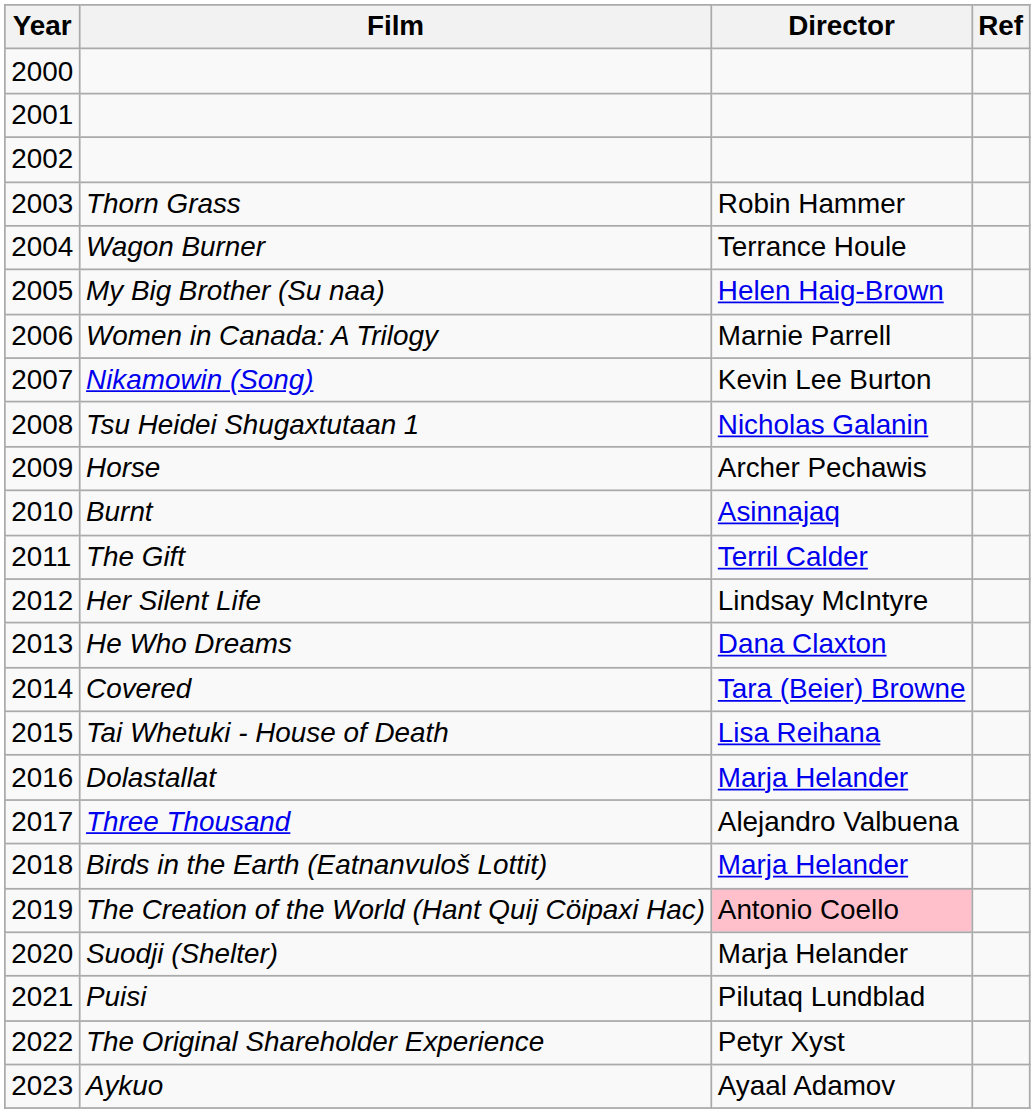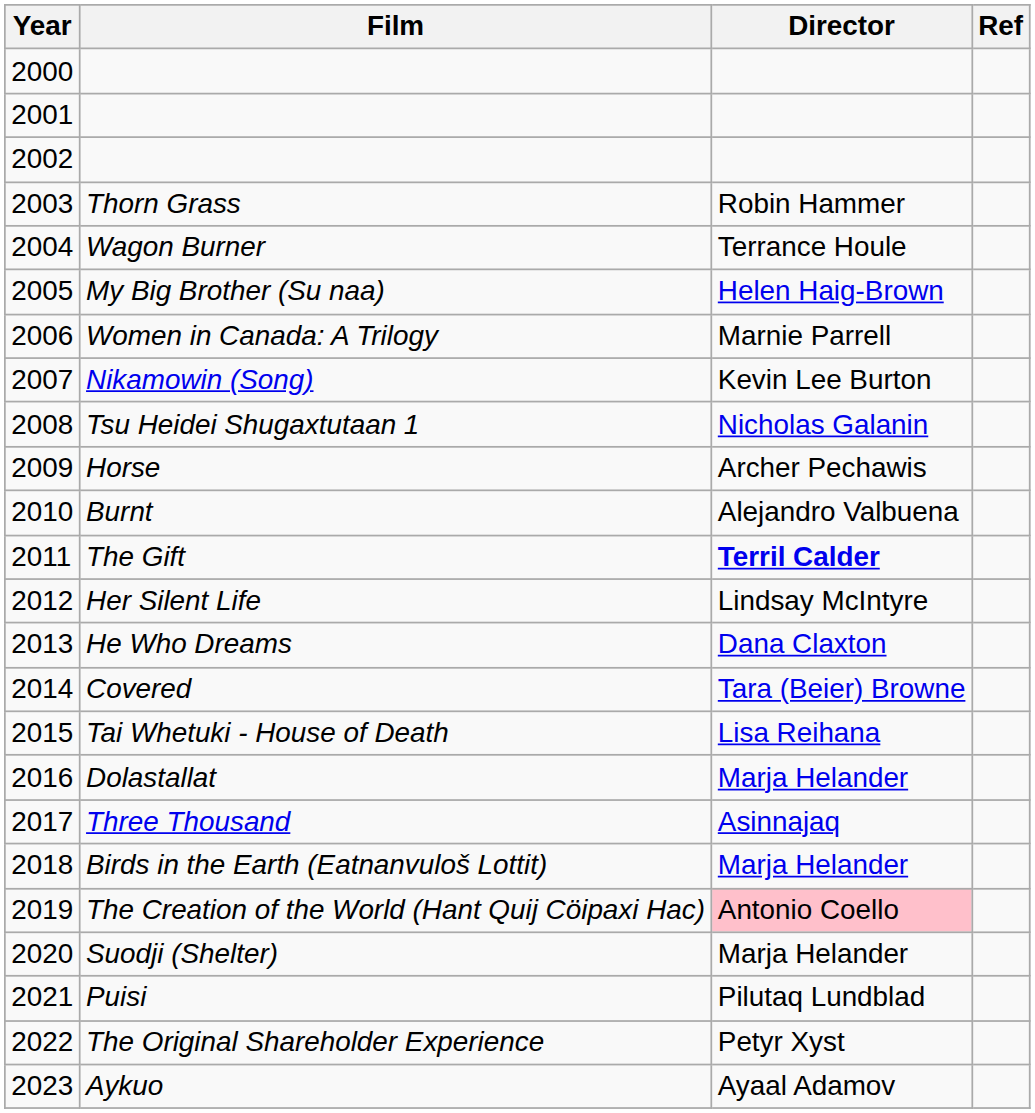(779, 512) Asinnajaq -> (838, 512) Alejandro Valbuena
(793, 556) normal -> (799, 556) bold
(838, 821) Alejandro Valbuena -> (779, 821) Asinnajaq
